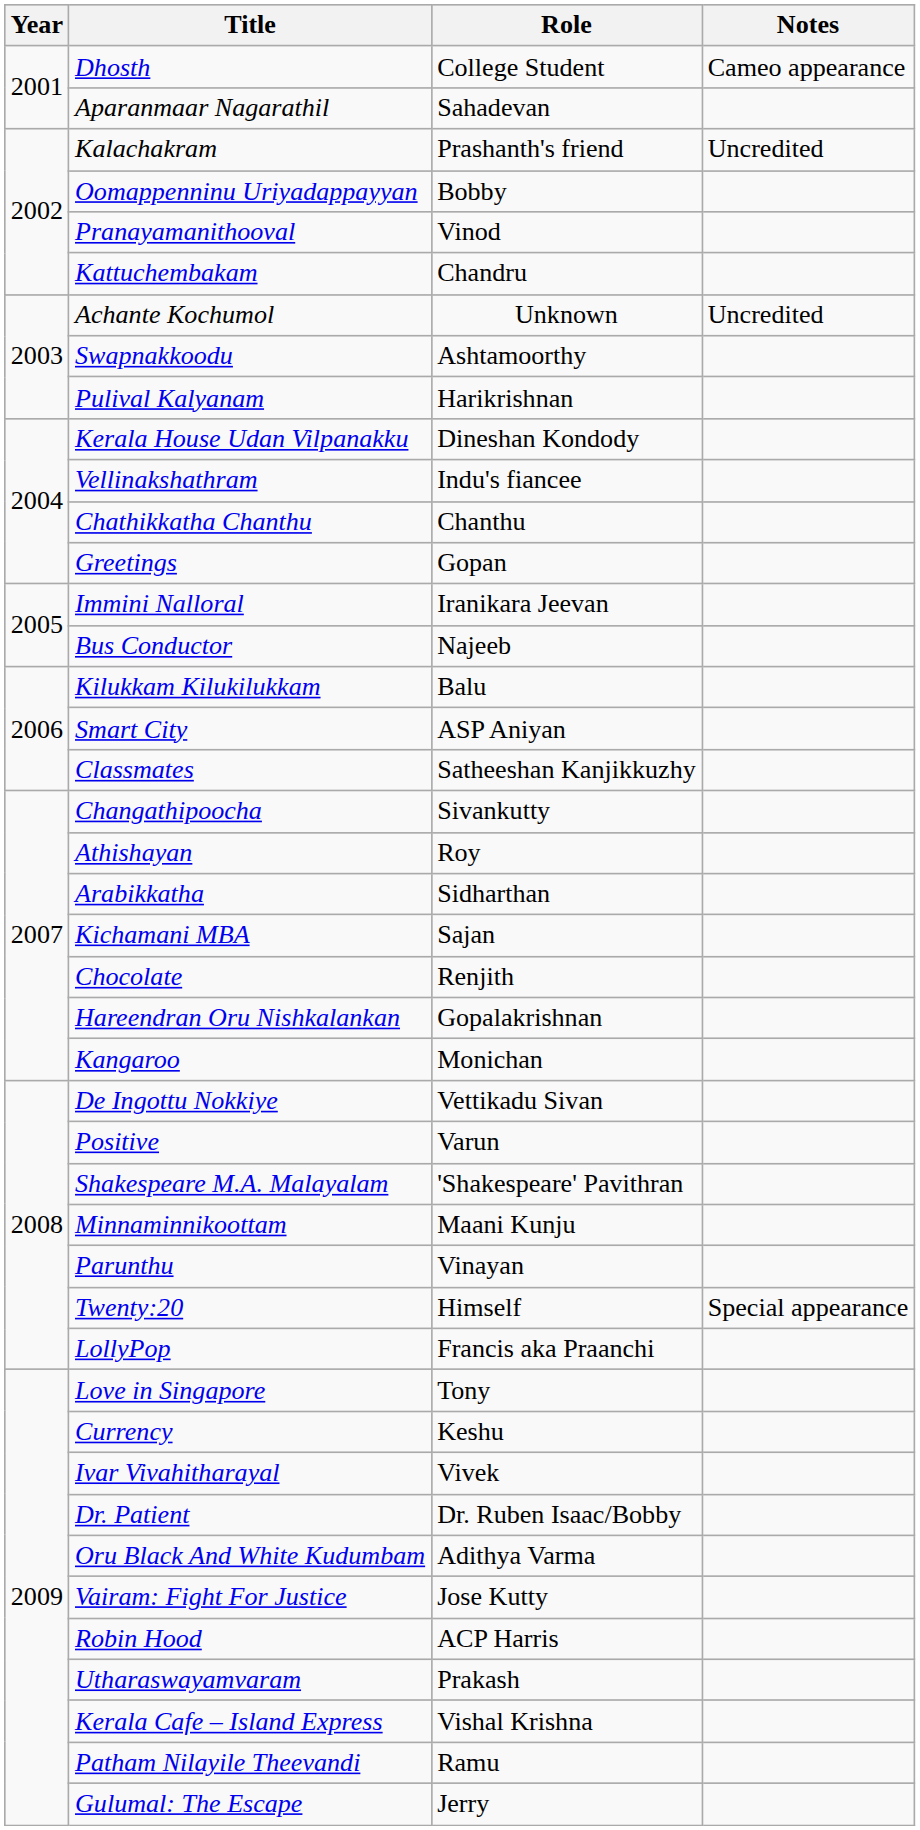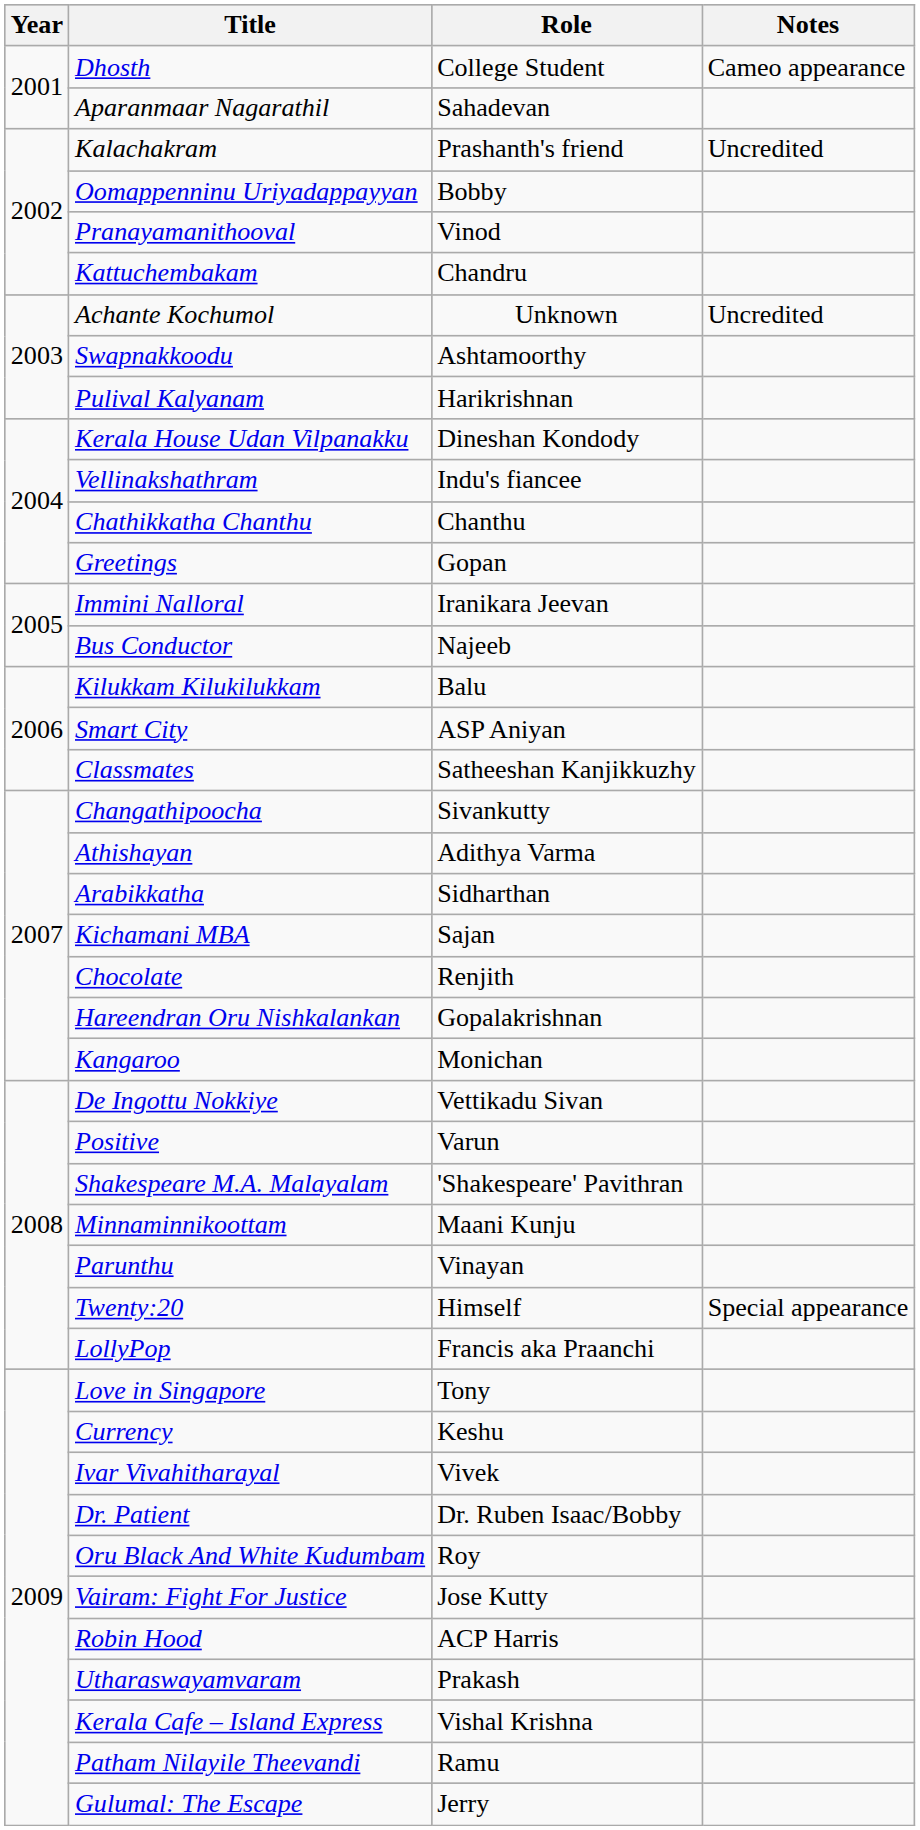(459, 852) Roy -> (516, 852) Adithya Varma
(516, 1555) Adithya Varma -> (459, 1555) Roy
